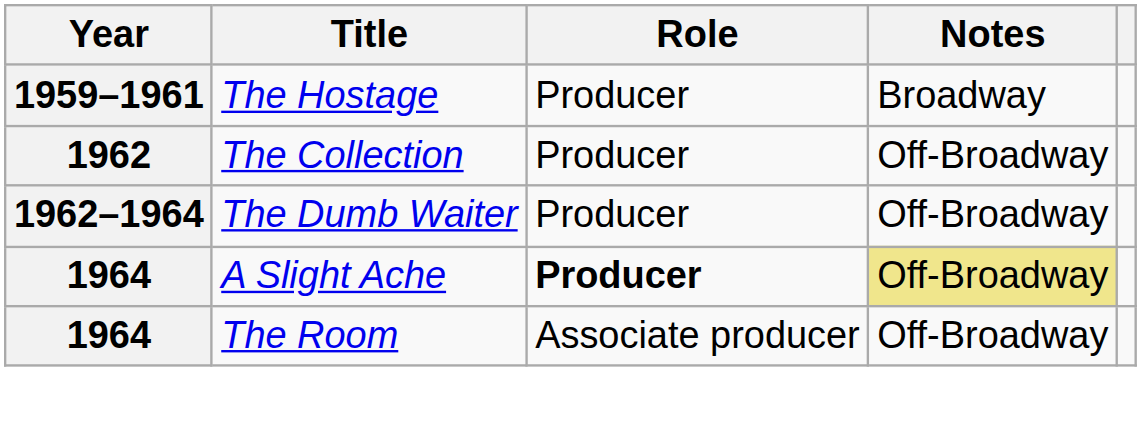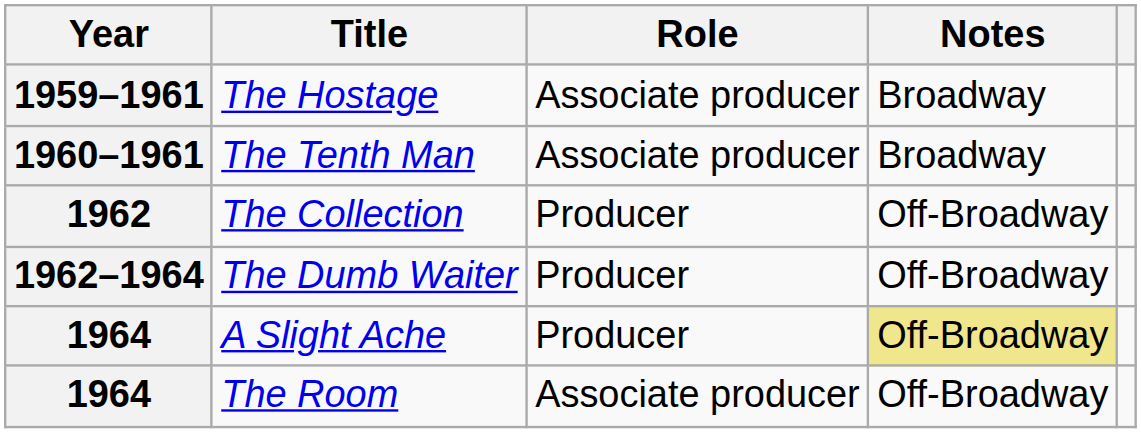(612, 94) Producer -> (697, 94) Associate producer
+ row: (348, 154)
(618, 275) bold -> (612, 335) normal
